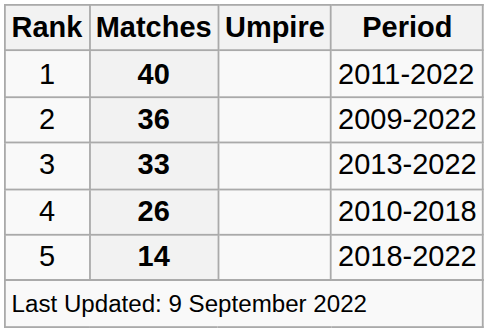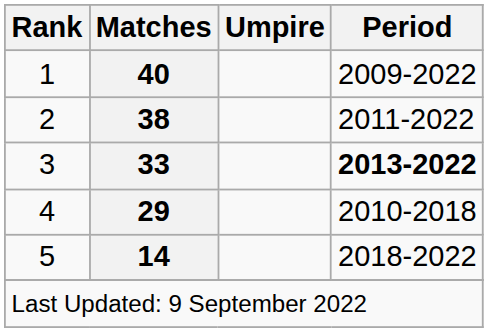(406, 73) 2011-2022 -> (407, 73) 2009-2022
(154, 119) 36 -> (154, 119) 38
(407, 119) 2009-2022 -> (406, 119) 2011-2022
(407, 165) normal -> (407, 165) bold
(154, 211) 26 -> (154, 211) 29
